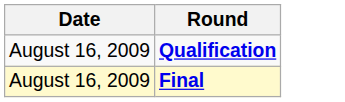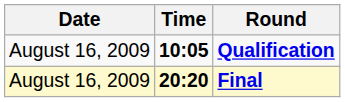+ column: (184, 19)
